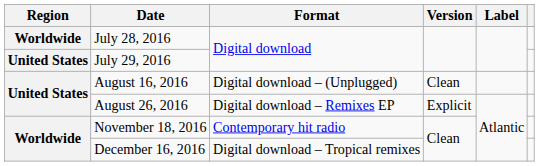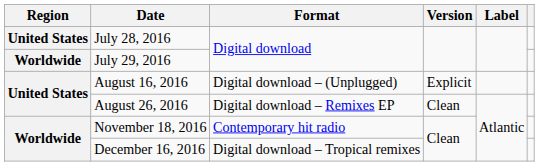(48, 37) Worldwide -> (48, 37) United States
(48, 60) United States -> (48, 60) Worldwide
(443, 82) Clean -> (449, 82) Explicit
(449, 104) Explicit -> (443, 104) Clean
